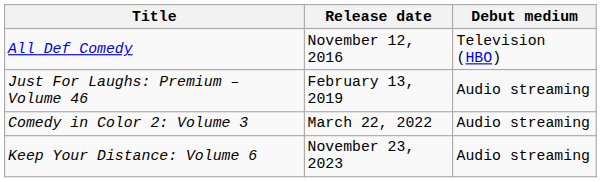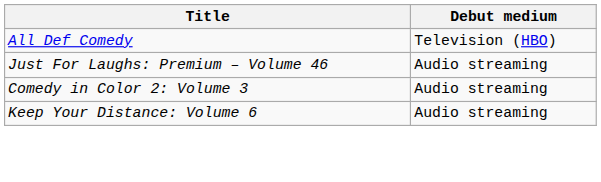- column: (379, 17)
